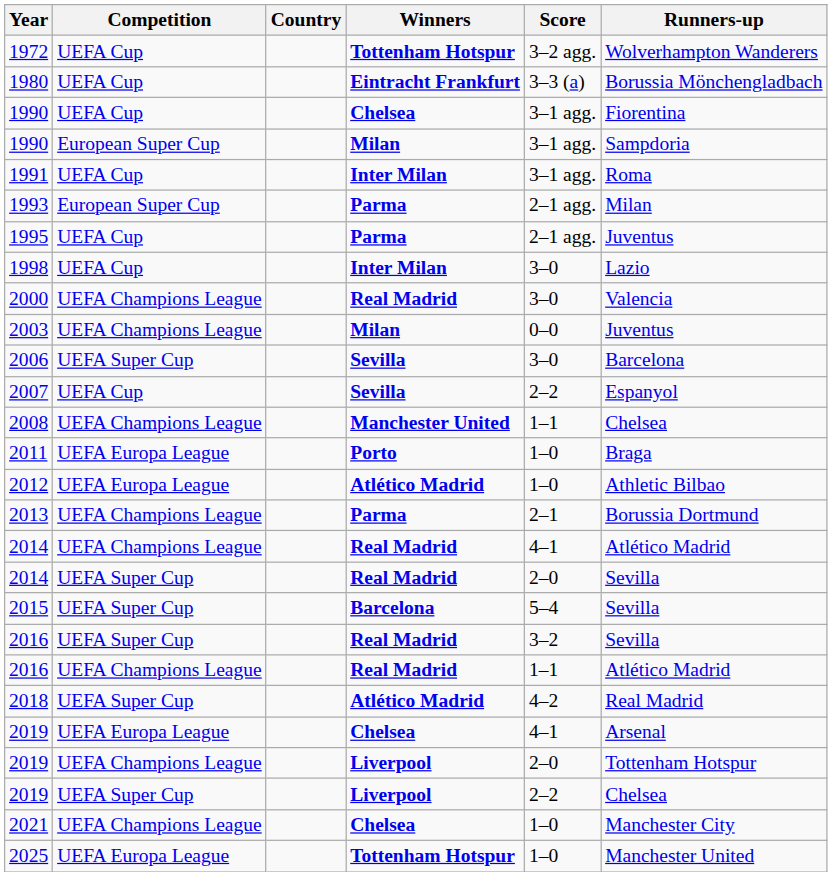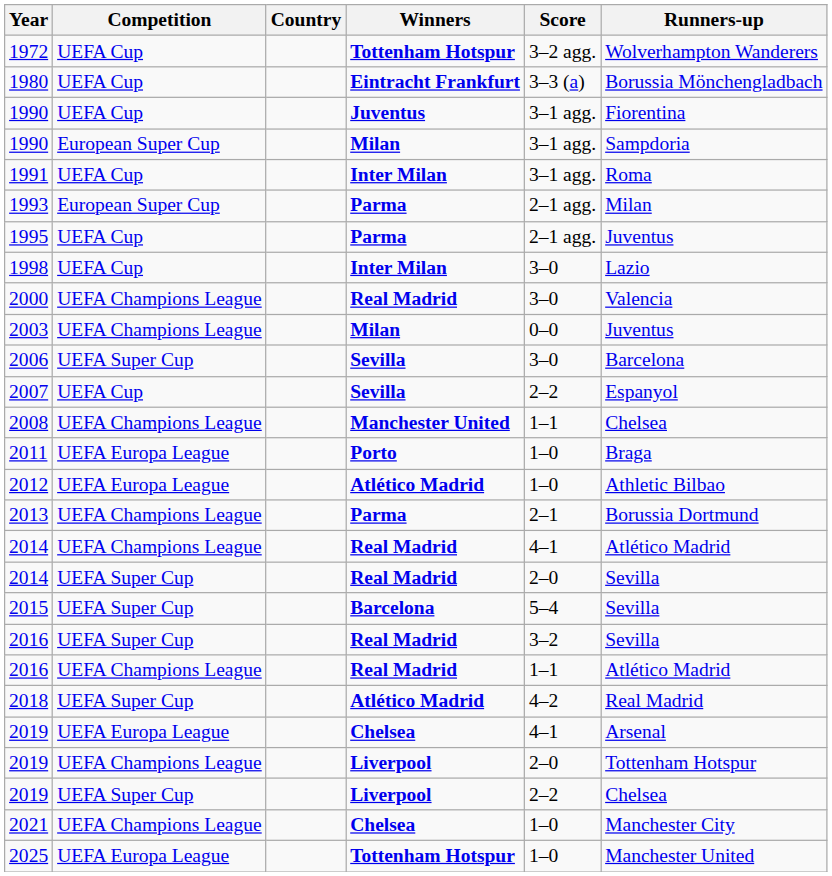(383, 112) Chelsea -> (388, 112) Juventus
